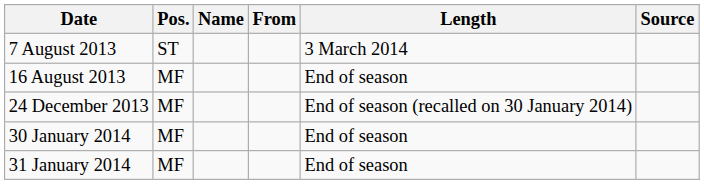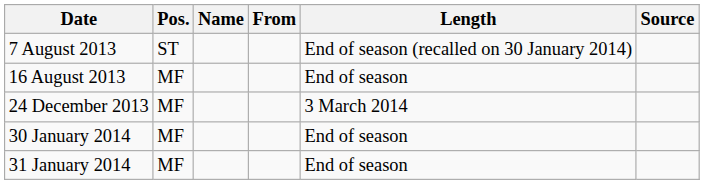(356, 48) 3 March 2014 -> (468, 48) End of season (recalled on 30 January 2014)
(468, 106) End of season (recalled on 30 January 2014) -> (356, 106) 3 March 2014
